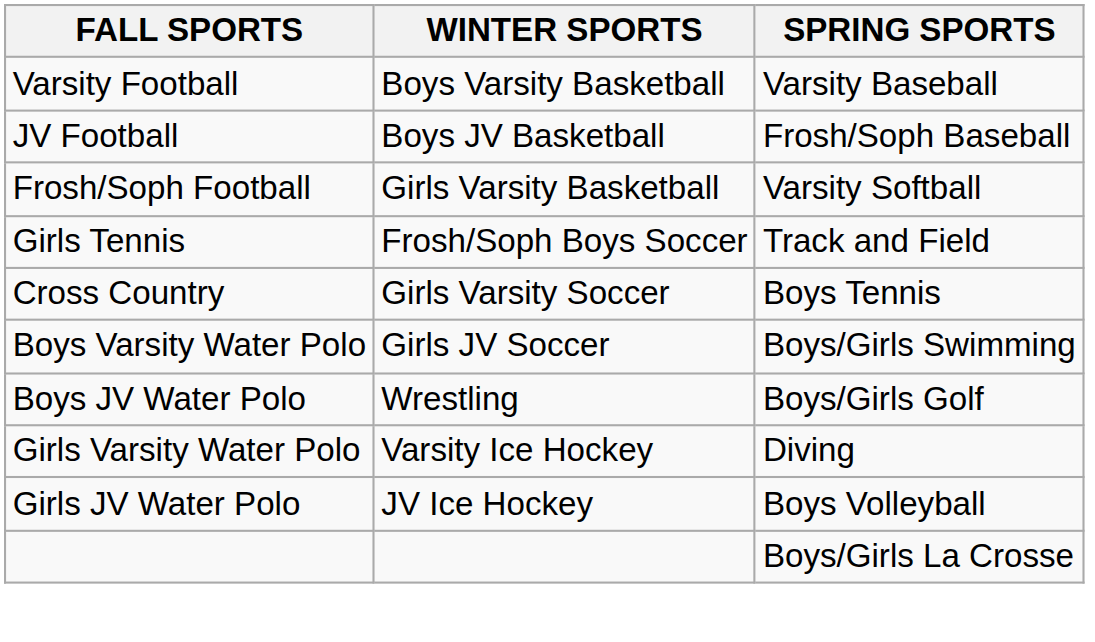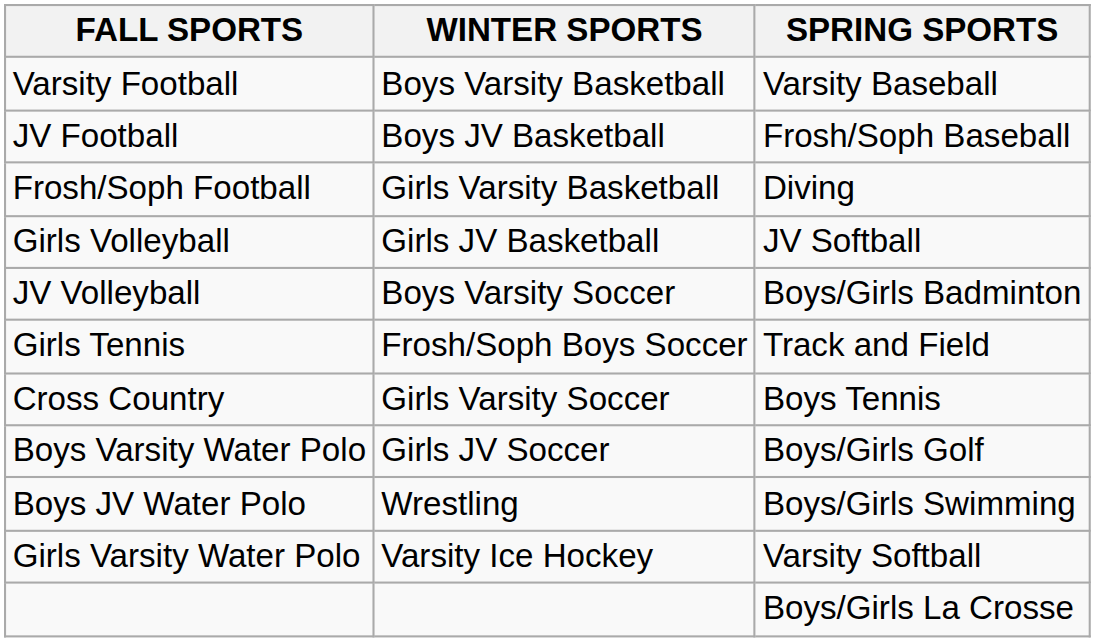(872, 188) Varsity Softball -> (809, 188) Diving
+ row: (121, 240)
+ row: (107, 293)
(919, 345) Boys/Girls Swimming -> (873, 450) Boys/Girls Golf
(873, 398) Boys/Girls Golf -> (919, 503) Boys/Girls Swimming
(809, 450) Diving -> (872, 556) Varsity Softball
- row: (157, 503)
